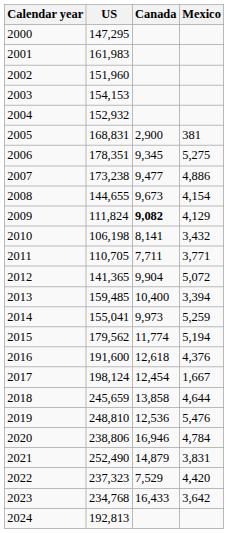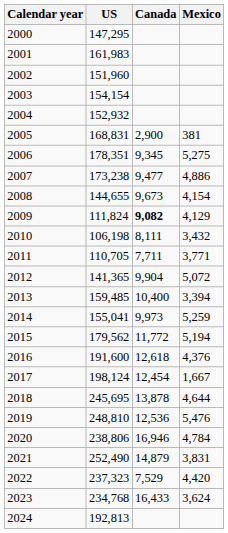(109, 94) 154,153 -> (109, 94) 154,154
(149, 235) 8,141 -> (149, 235) 8,111
(152, 336) 11,774 -> (152, 336) 11,772
(109, 396) 245,659 -> (109, 396) 245,695
(152, 396) 13,858 -> (152, 396) 13,878
(196, 497) 3,642 -> (196, 497) 3,624
